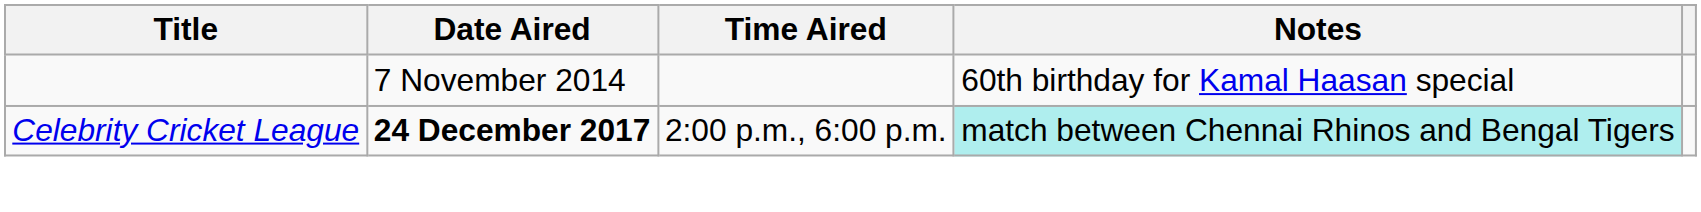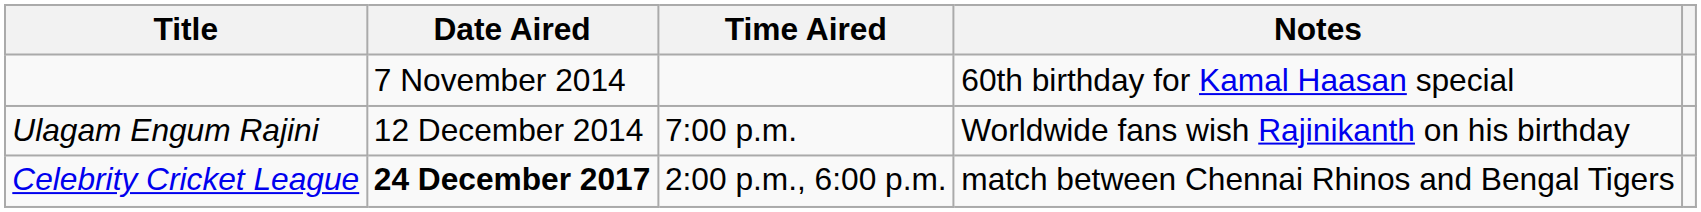+ row: (165, 130)
(1318, 130) paleturquoise background -> (1318, 180) no background
